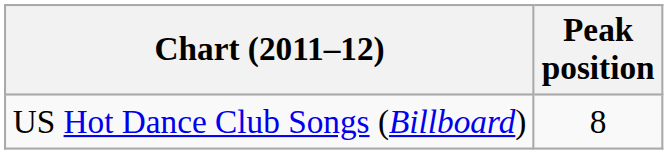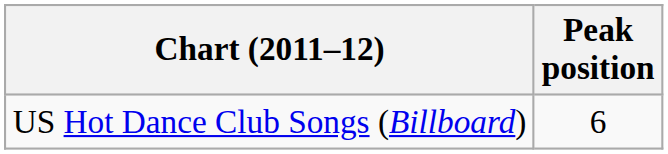(598, 121) 8 -> (598, 121) 6
